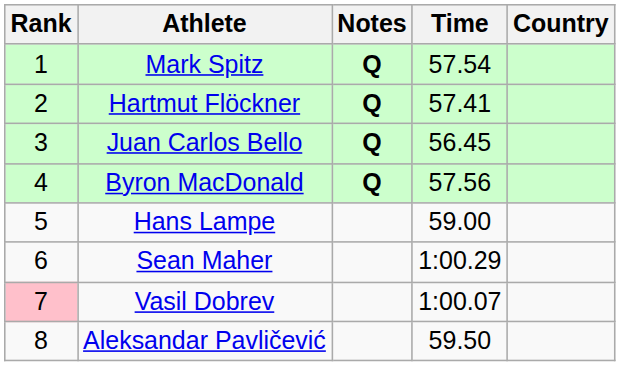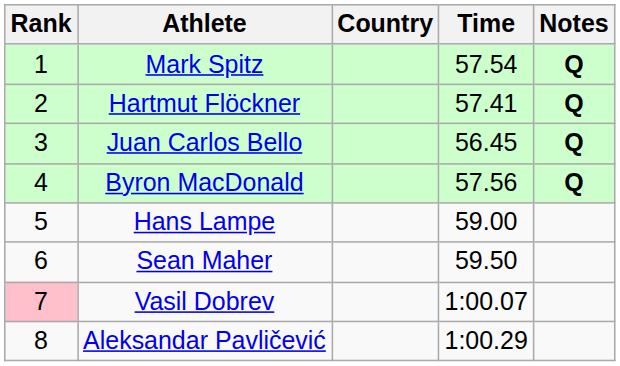columns swapped: (561, 24) <-> (372, 24)
(460, 261) 1:00.29 -> (486, 261) 59.50
(460, 340) 59.50 -> (486, 340) 1:00.29
